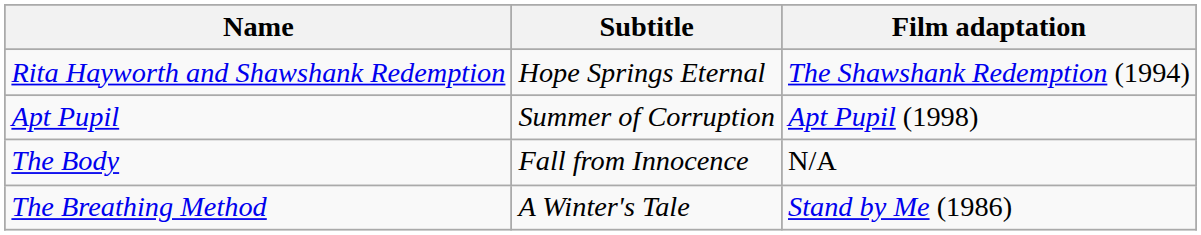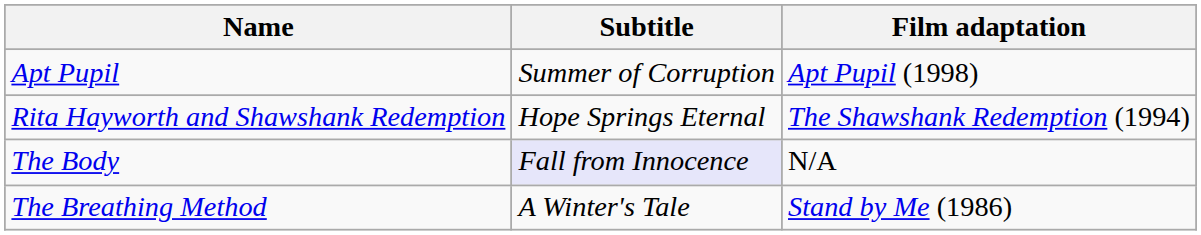rows swapped: (258, 71) <-> (65, 116)
(634, 161) no background -> (634, 161) lavender background
